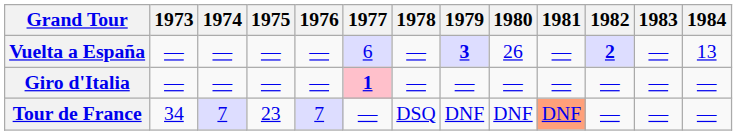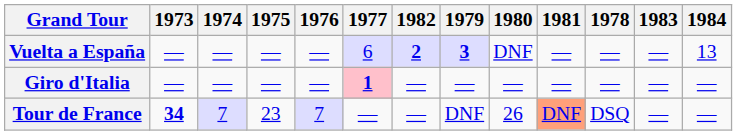columns swapped: (416, 20) <-> (610, 20)
(513, 51) 26 -> (513, 51) DNF
(174, 113) normal -> (174, 113) bold
(513, 113) DNF -> (513, 113) 26
